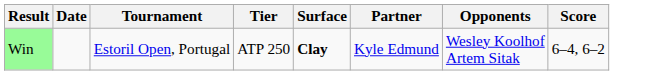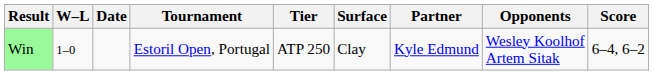+ column: (73, 16)
(312, 49) bold -> (352, 49) normal
